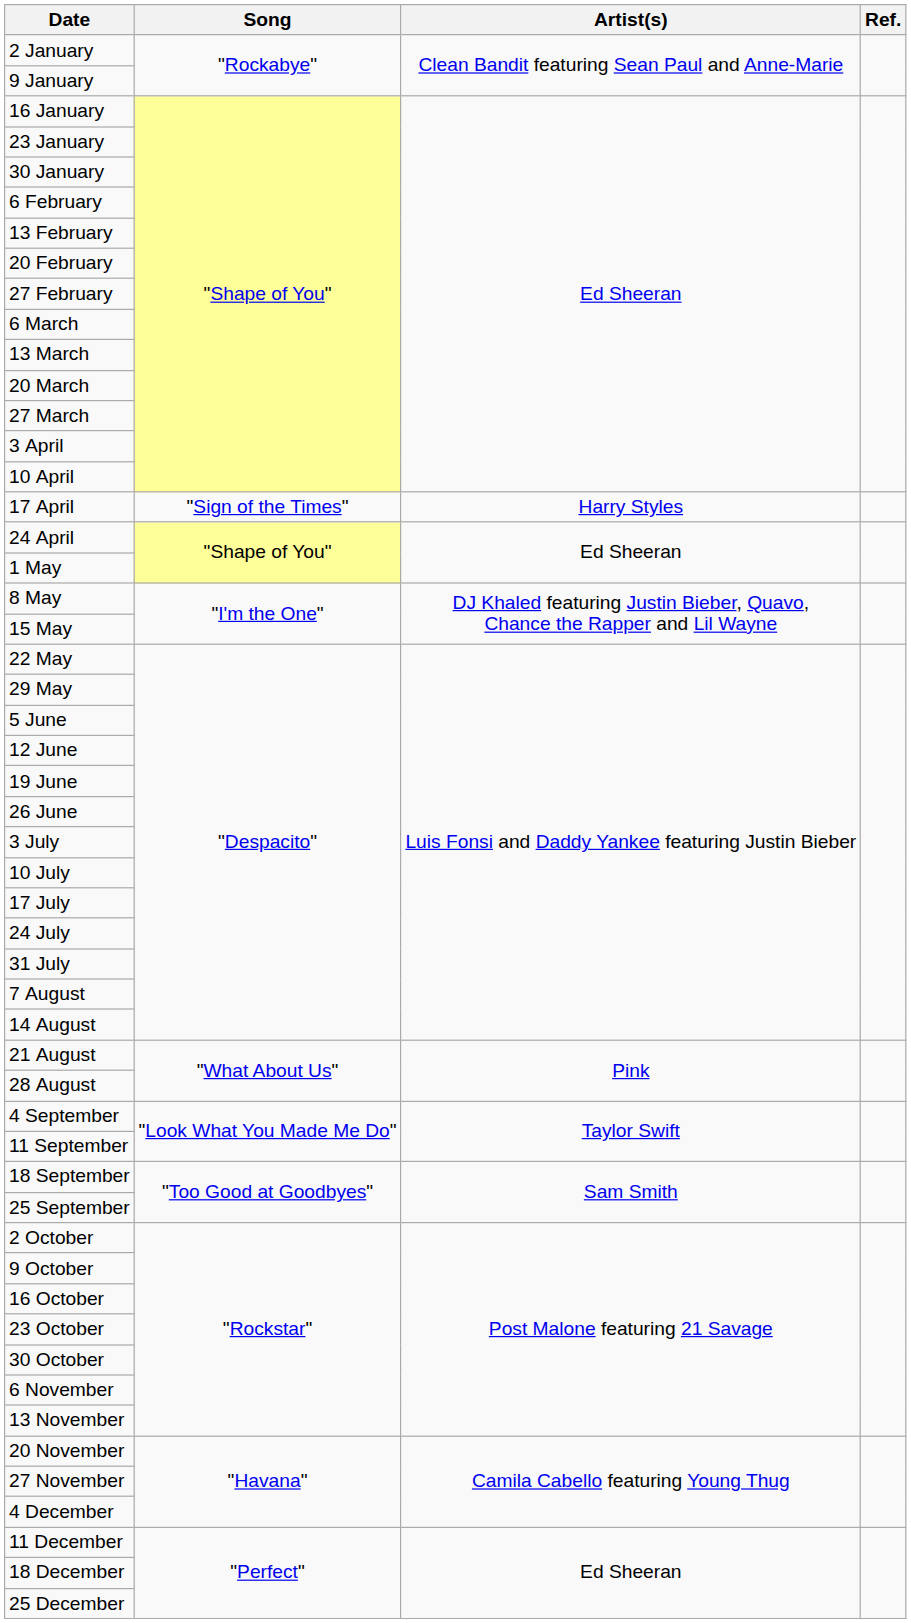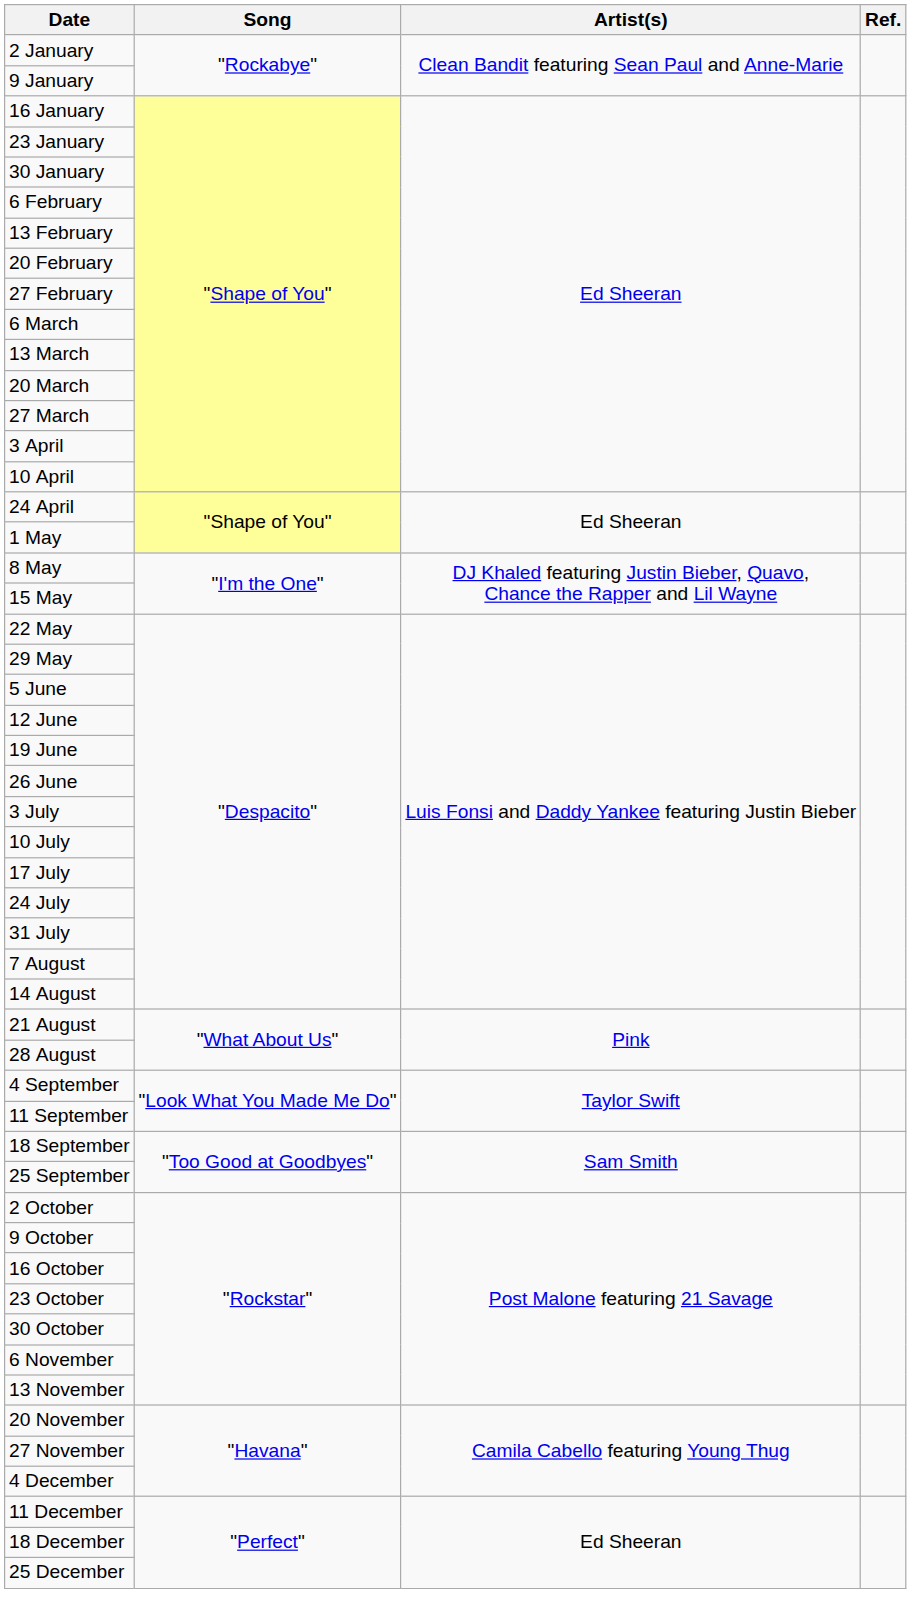- row: (42, 506)
